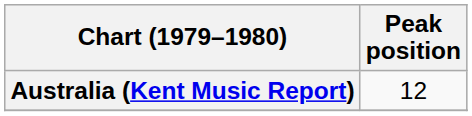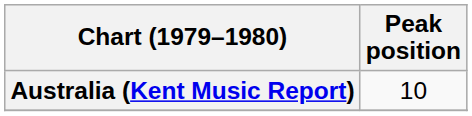(413, 90) 12 -> (413, 90) 10
